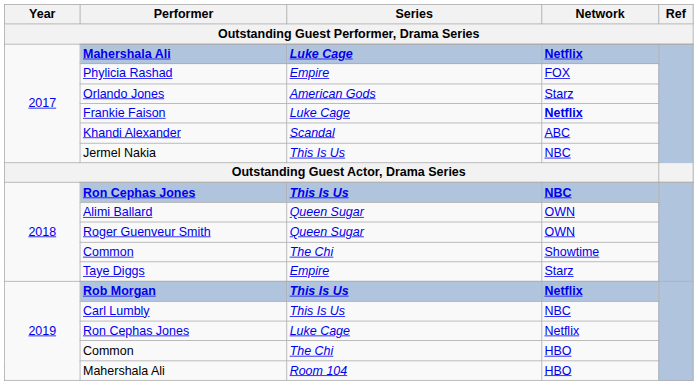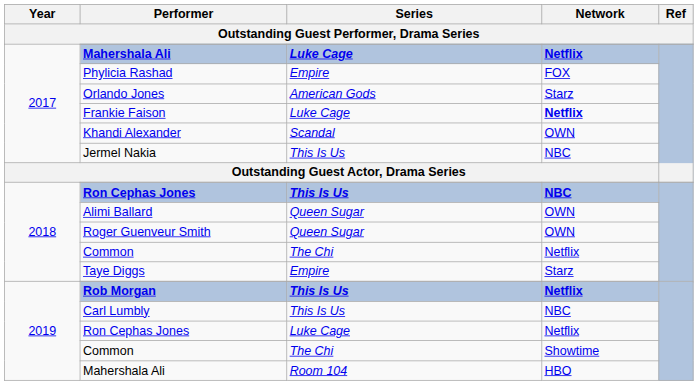(557, 133) ABC -> (560, 133) OWN
(572, 251) Showtime -> (562, 251) Netflix
(558, 350) HBO -> (572, 350) Showtime
